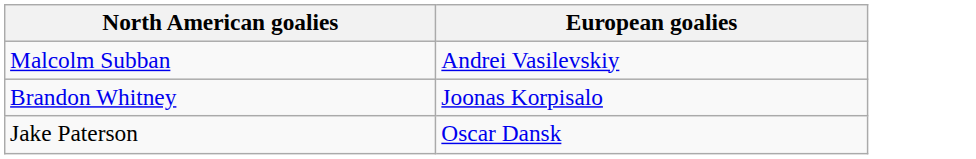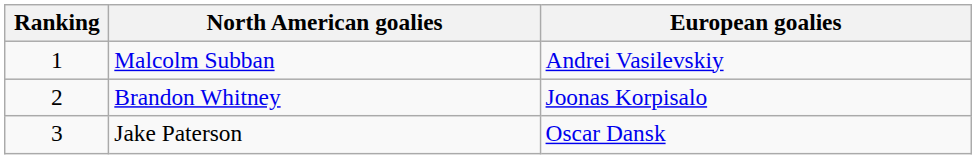+ column: (57, 23)
